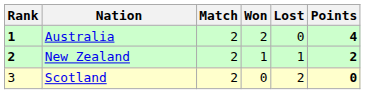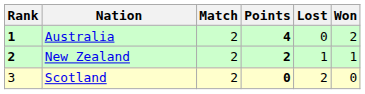columns swapped: (256, 15) <-> (334, 15)
